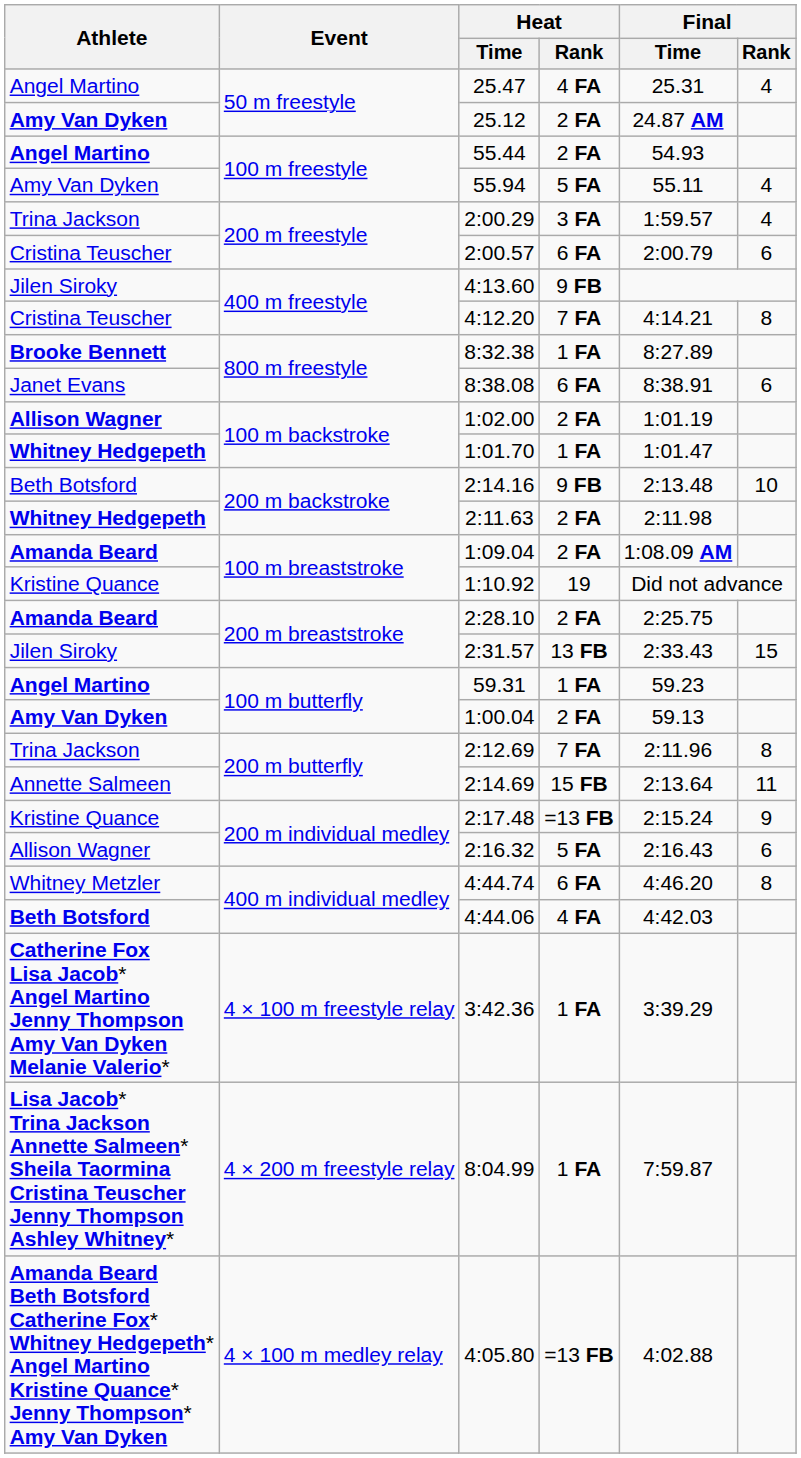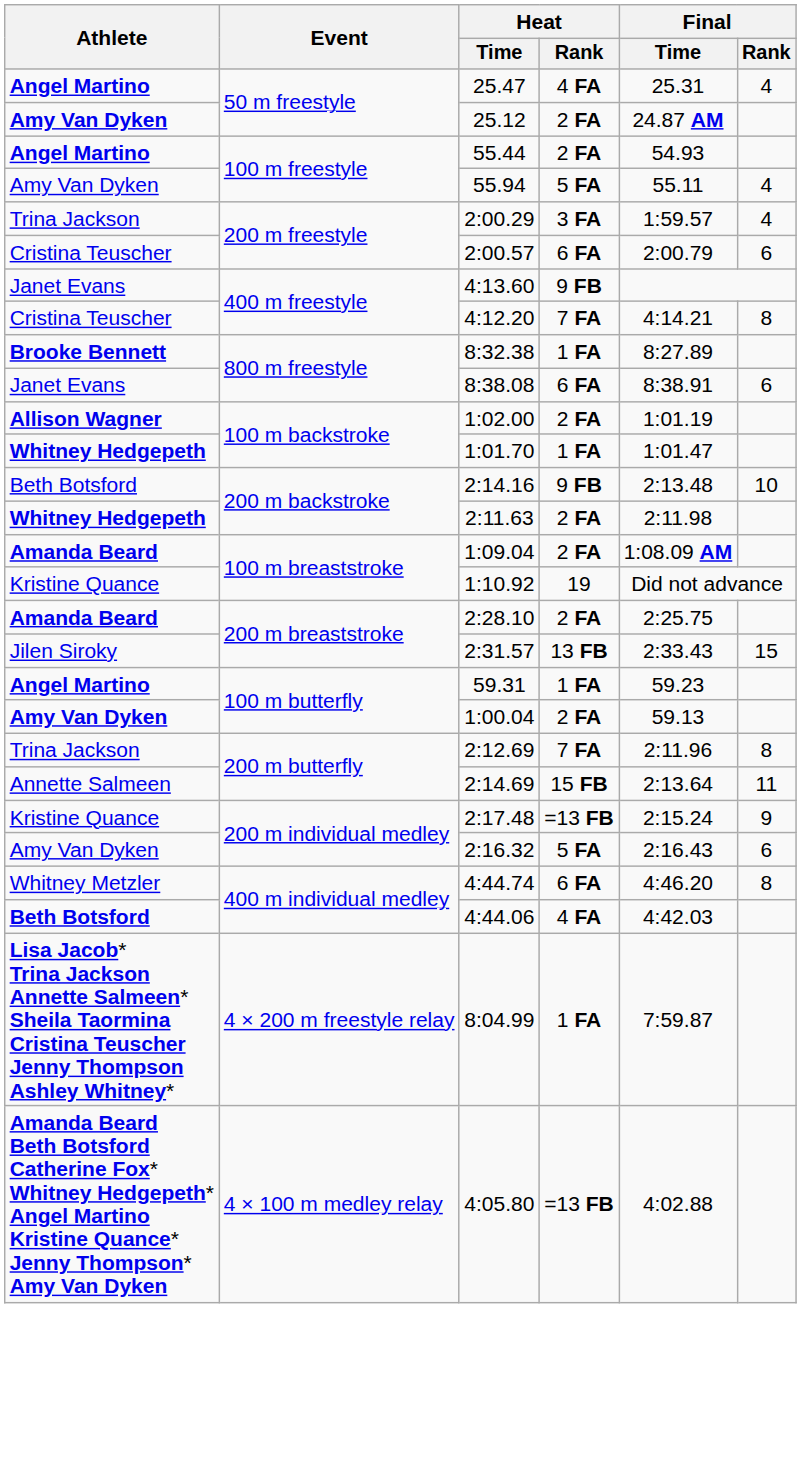(74, 86) normal -> (80, 86) bold
(63, 286) Jilen Siroky -> (67, 286) Janet Evans
(80, 850) Allison Wagner -> (84, 850) Amy Van Dyken
- row: (499, 1008)
